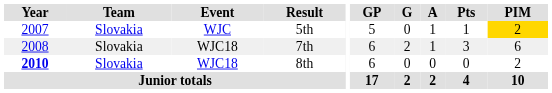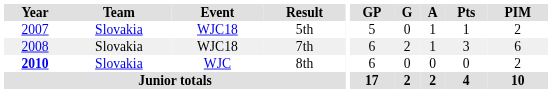(217, 29) WJC -> (217, 29) WJC18
(518, 29) gold background -> (518, 29) no background
(217, 63) WJC18 -> (217, 63) WJC
